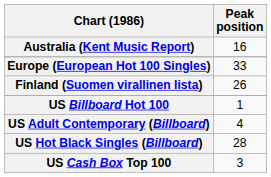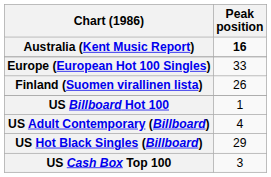(240, 47) normal -> (240, 47) bold
(240, 143) 28 -> (240, 143) 29
